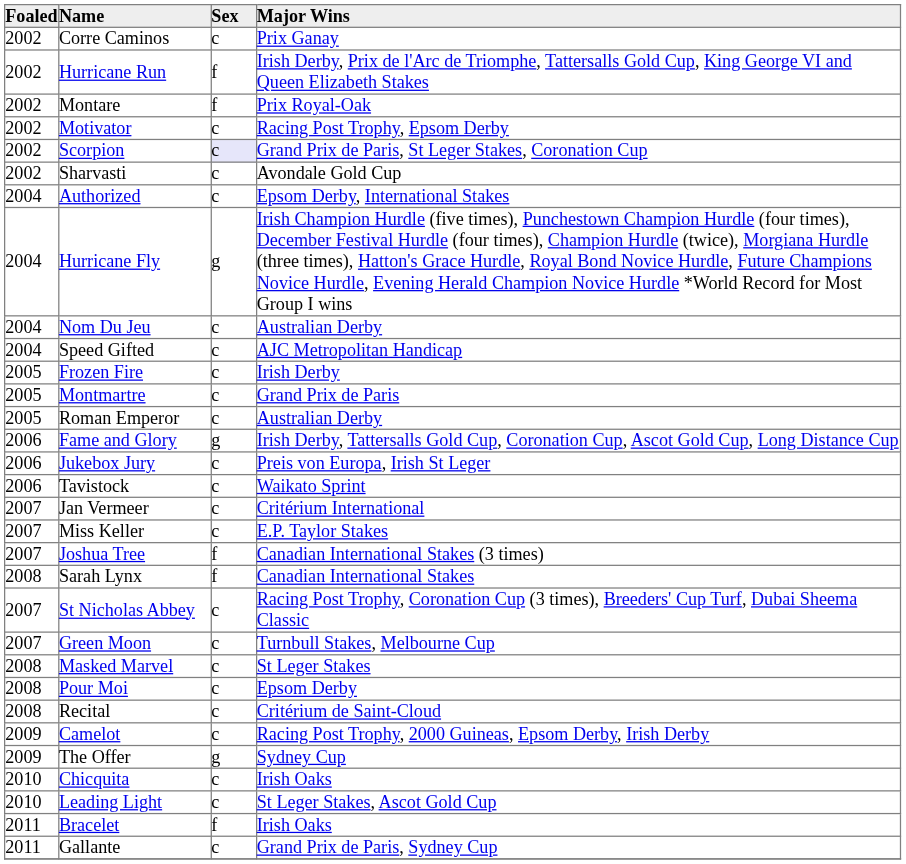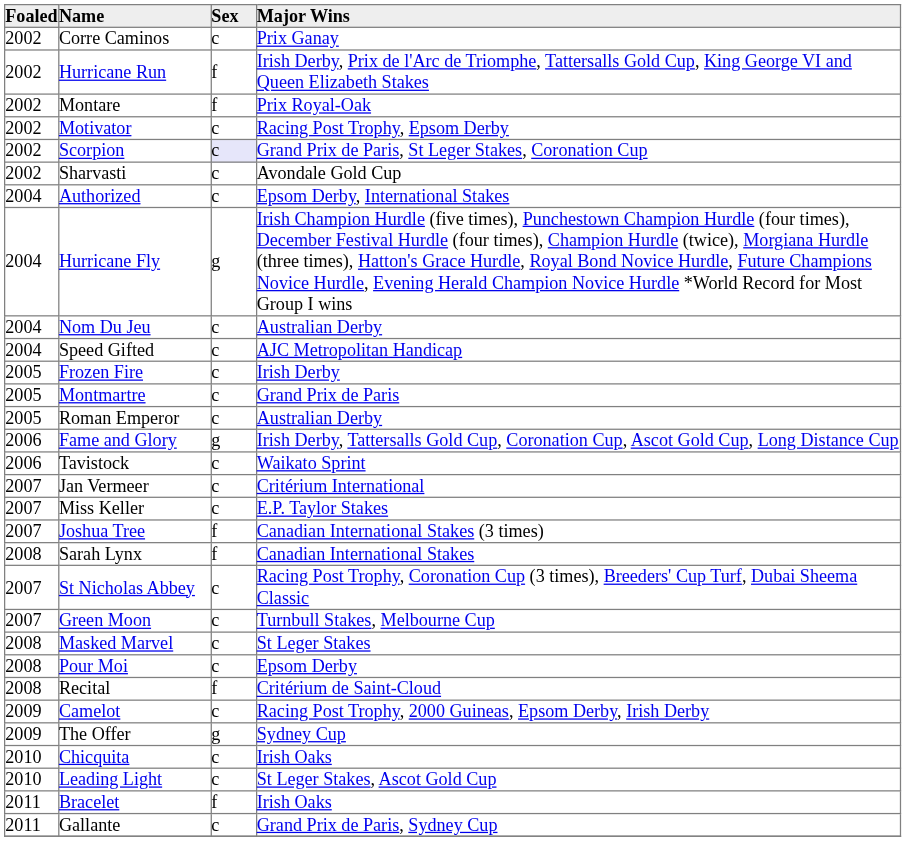- row: (107, 463)
(215, 711) c -> (214, 688) f
